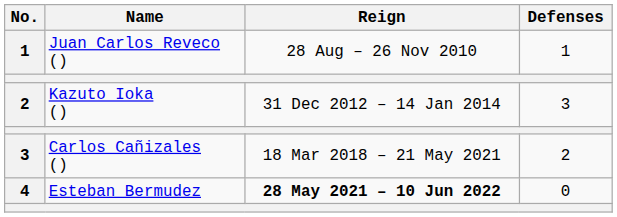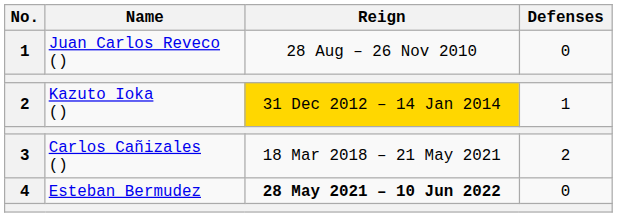(566, 53) 1 -> (566, 53) 0
(382, 104) no background -> (382, 104) gold background
(566, 104) 3 -> (566, 104) 1
